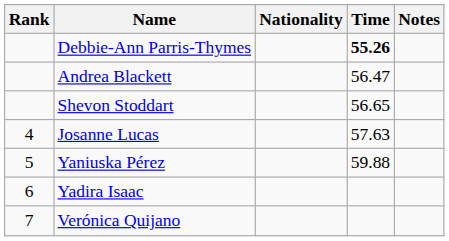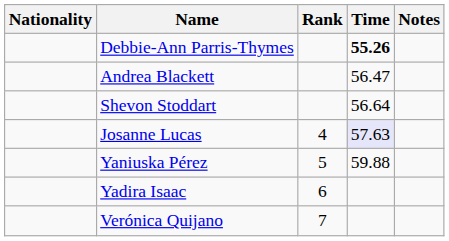columns swapped: (29, 19) <-> (301, 19)
(370, 105) 56.65 -> (370, 105) 56.64
(370, 134) no background -> (370, 134) lavender background
